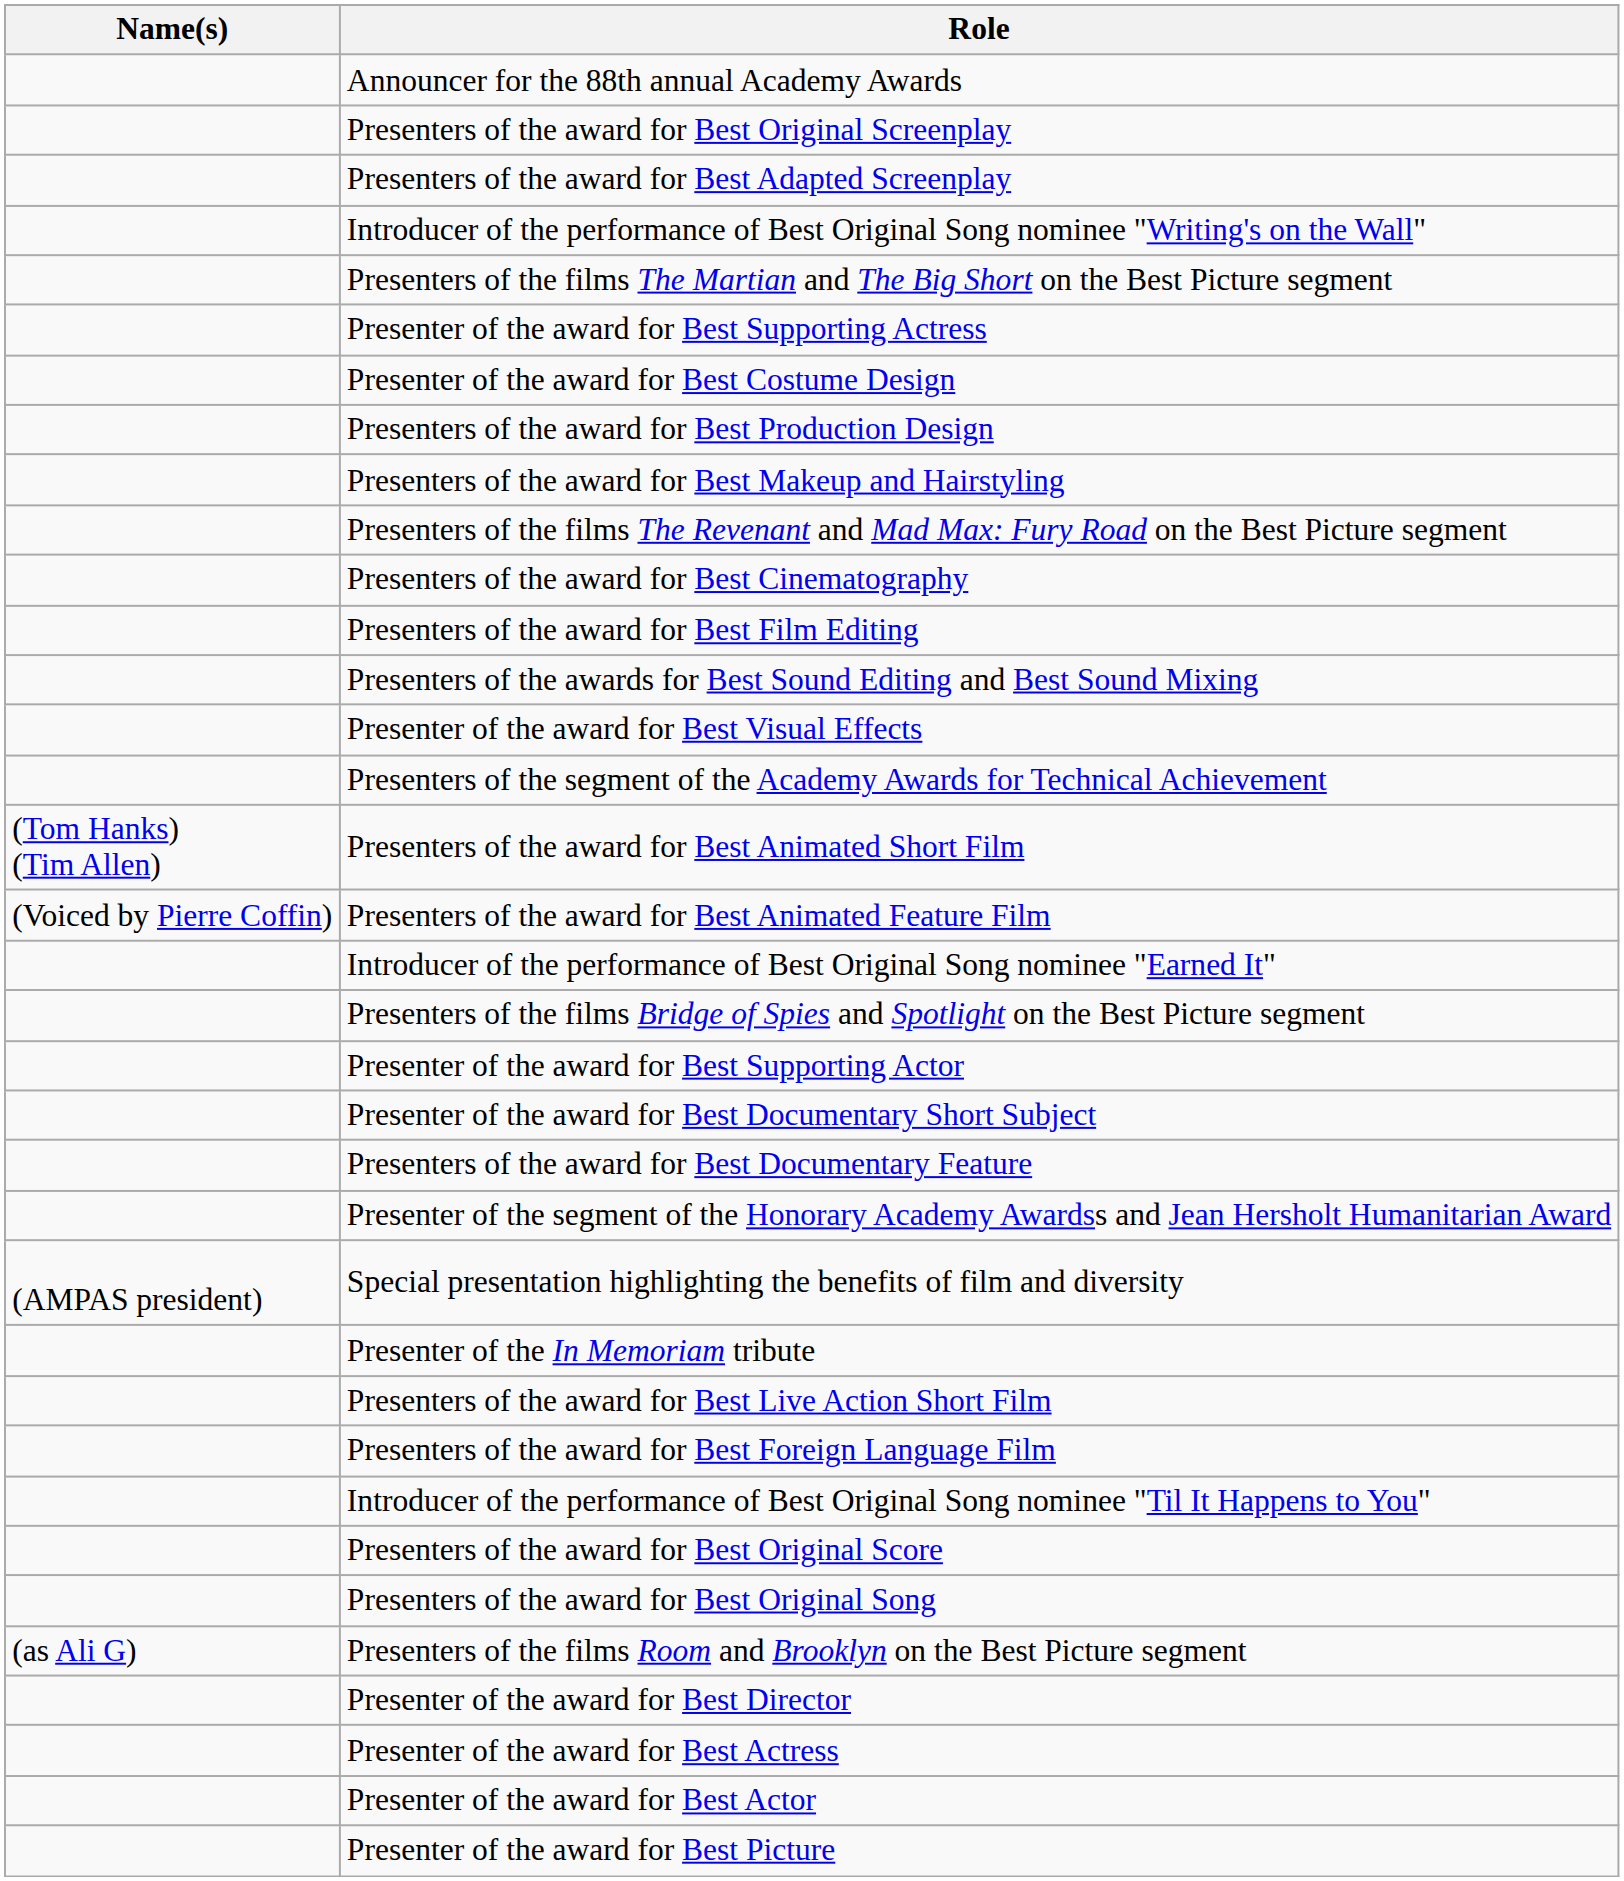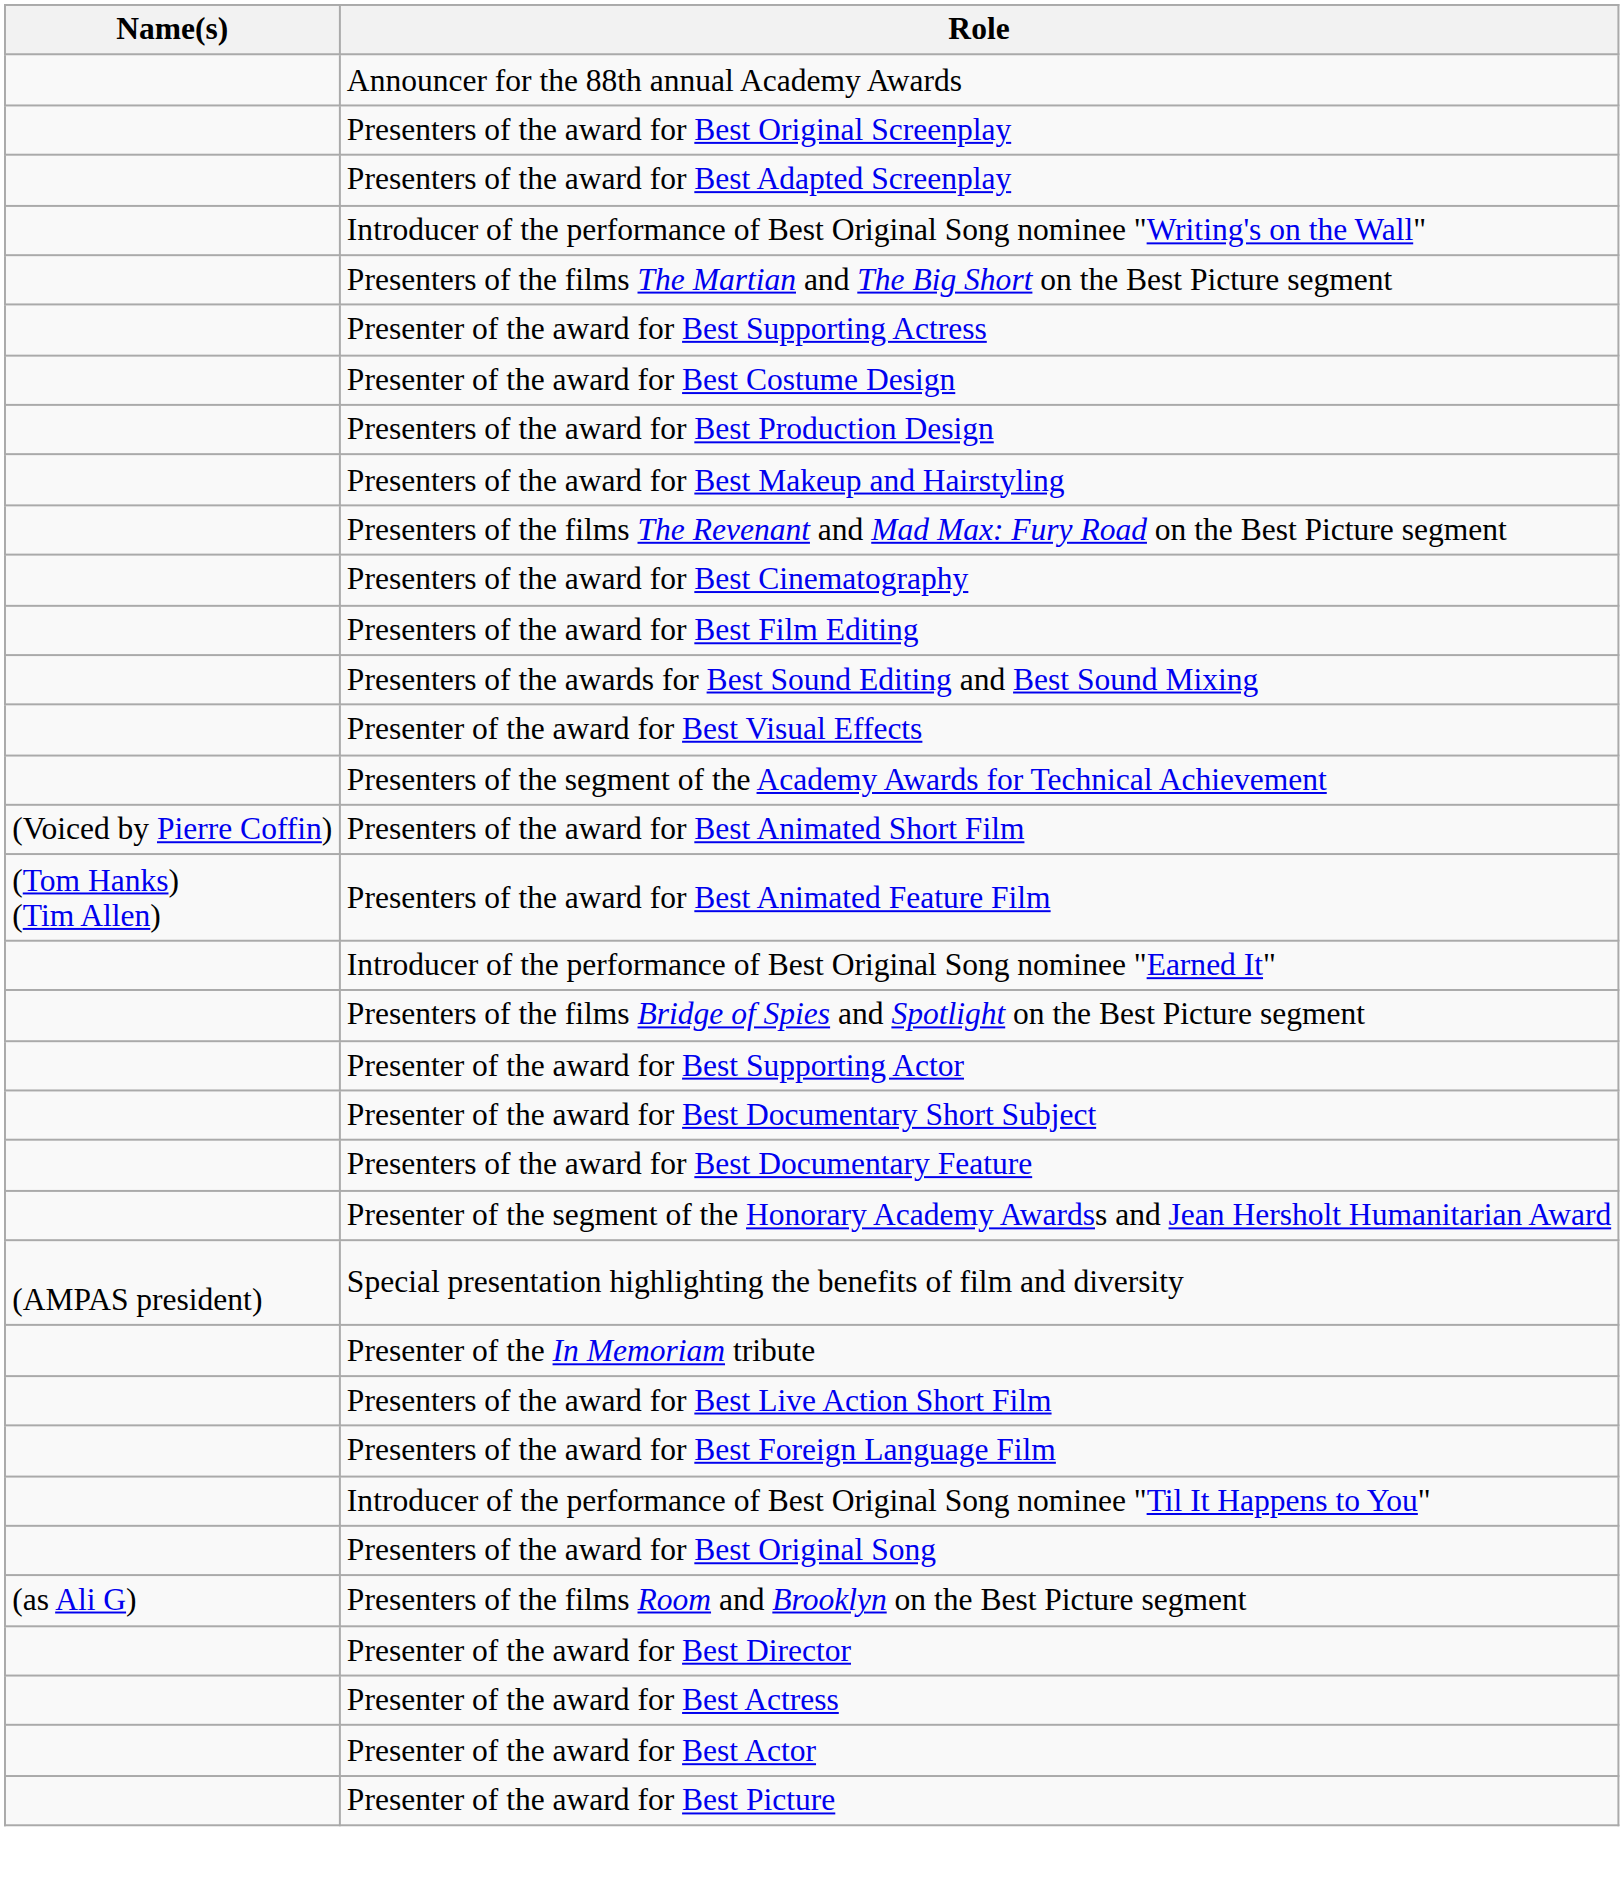(96, 847) (Tom Hanks) (Tim Allen) -> (172, 829) (Voiced by Pierre Coffin)
(172, 914) (Voiced by Pierre Coffin) -> (96, 897) (Tom Hanks) (Tim Allen)
- row: (645, 1550)
